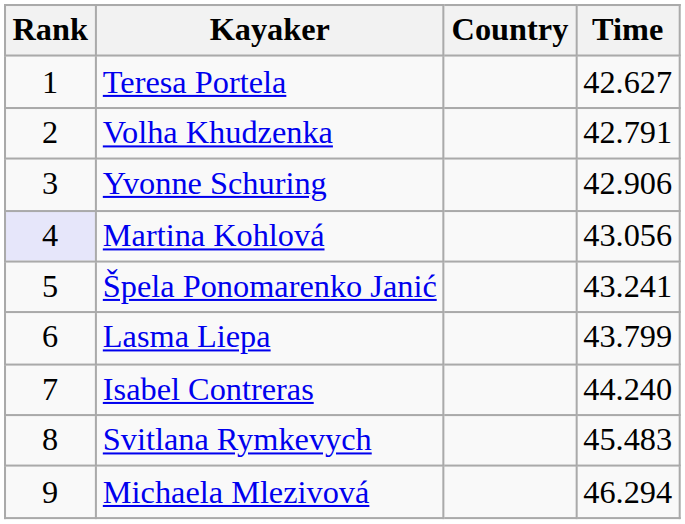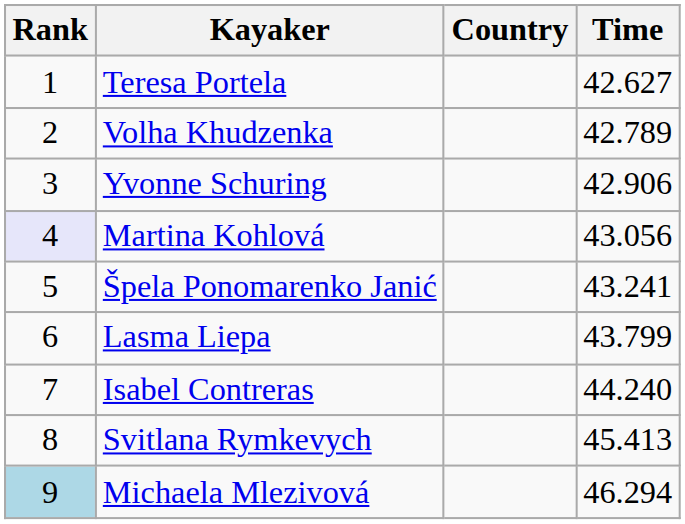(628, 132) 42.791 -> (628, 132) 42.789
(628, 440) 45.483 -> (628, 440) 45.413
(50, 491) no background -> (50, 491) lightblue background
